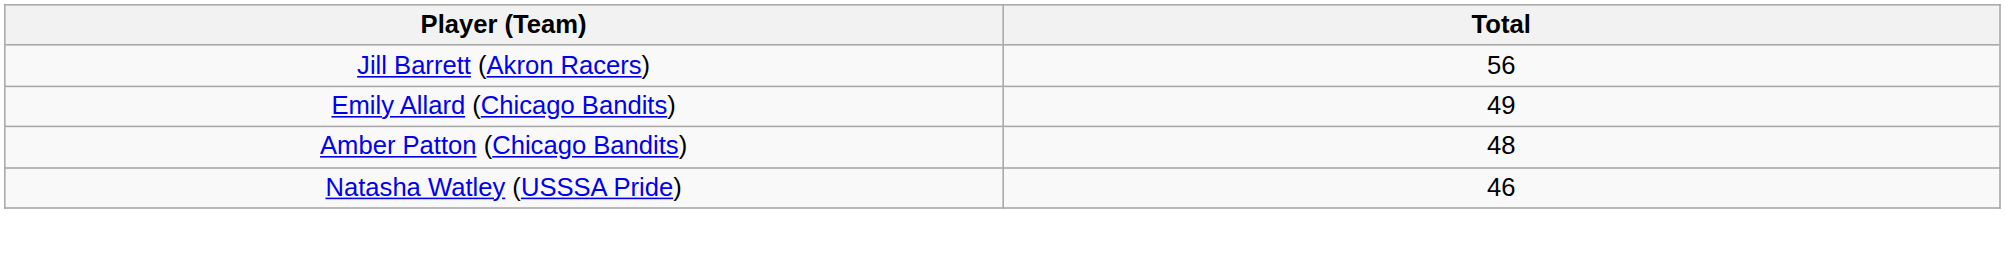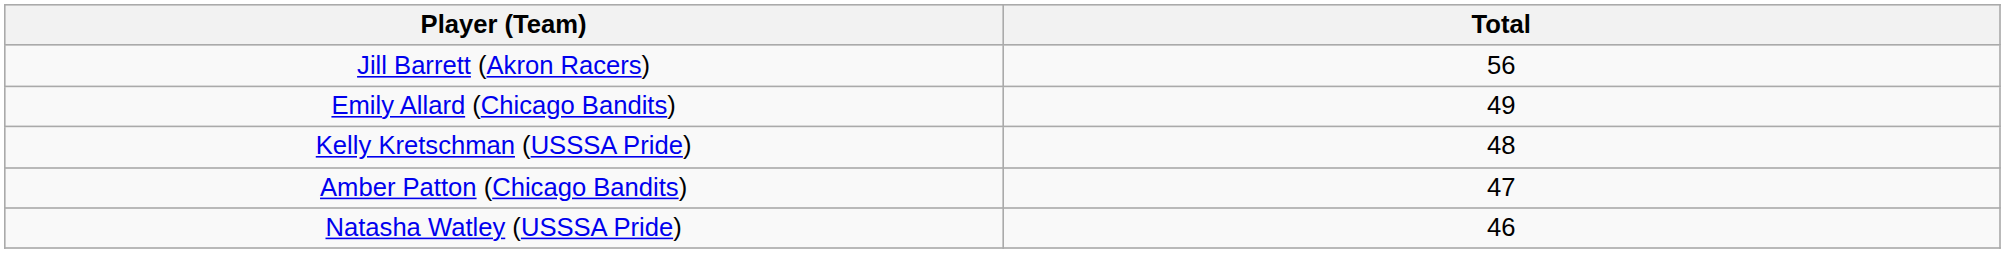+ row: (504, 146)
(1501, 146) 48 -> (1501, 187) 47
